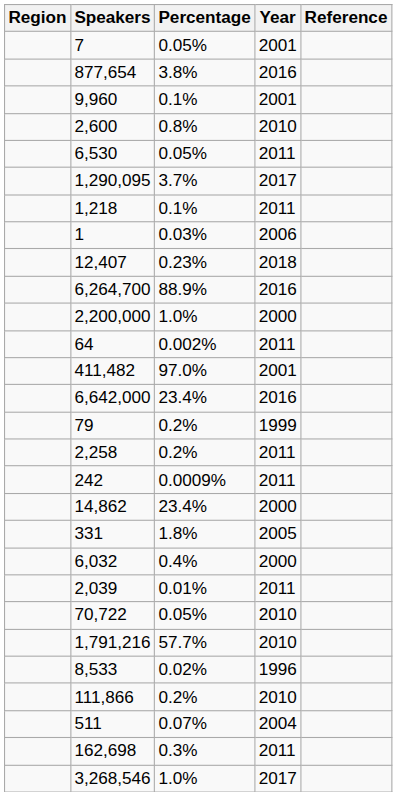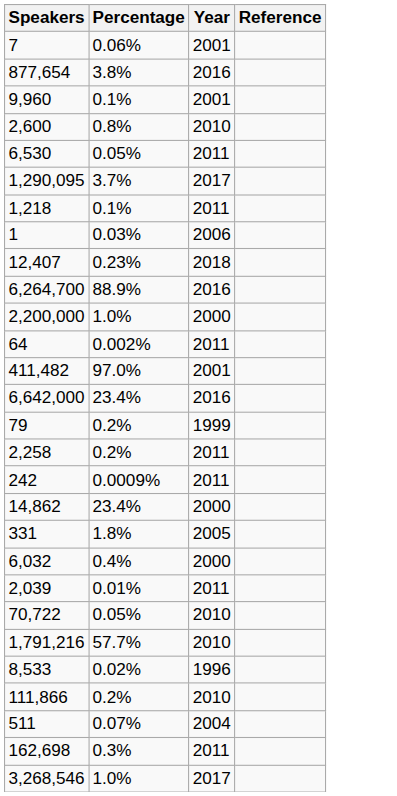- column: (37, 18)
(183, 45) 0.05% -> (117, 45) 0.06%
